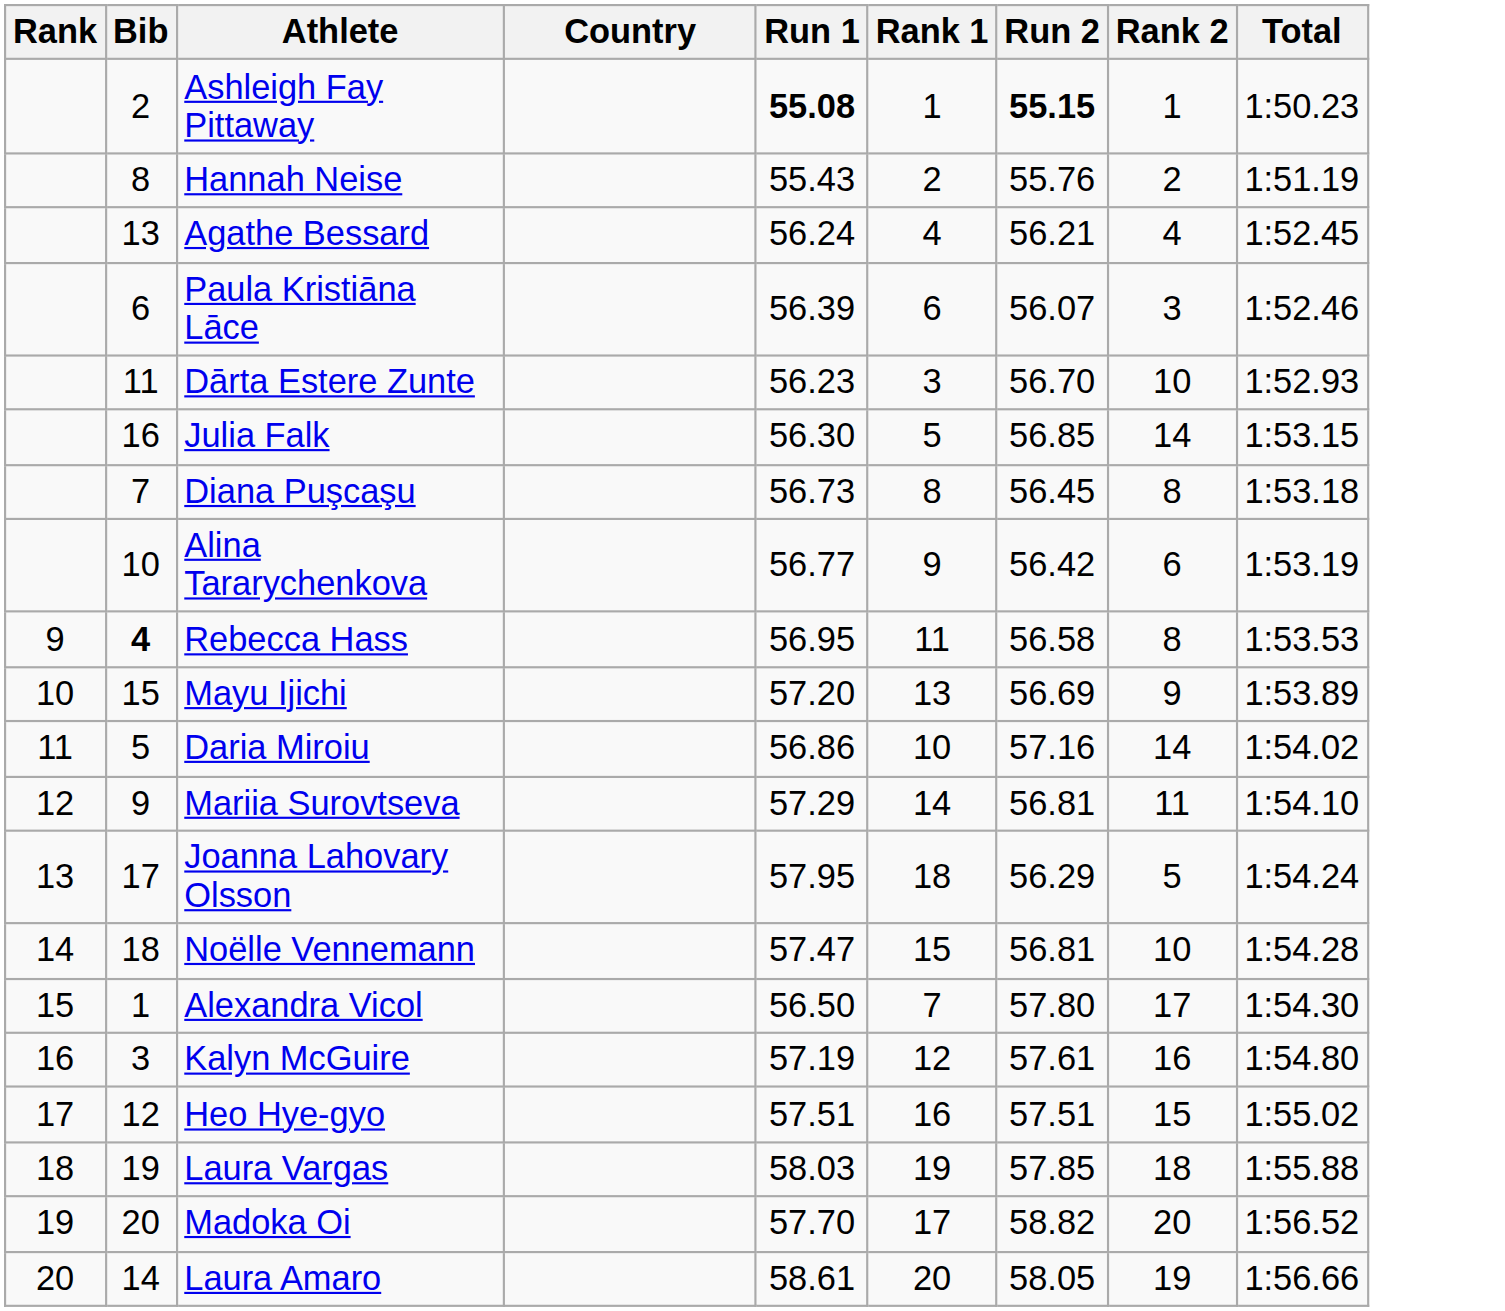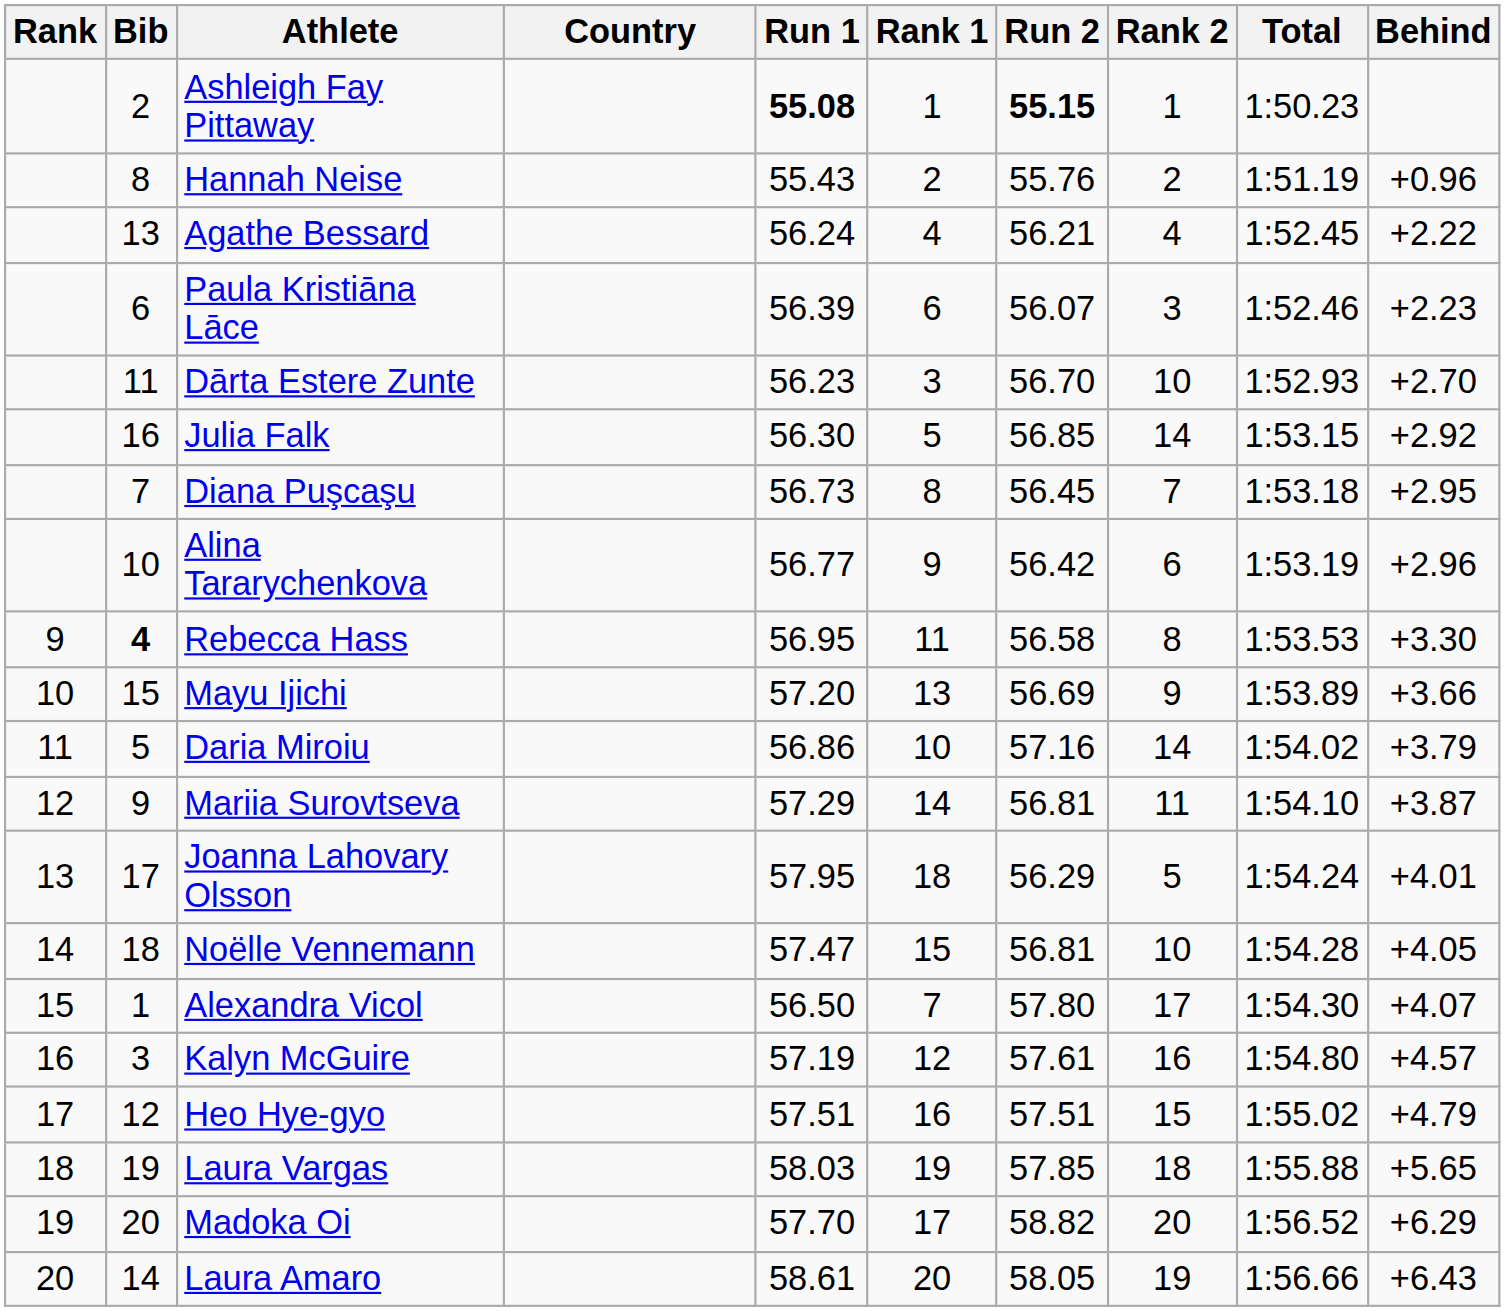+ column: (1433, 31)
(1172, 491) 8 -> (1172, 491) 7
